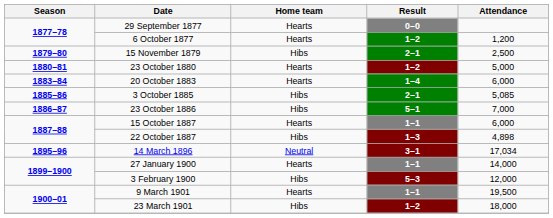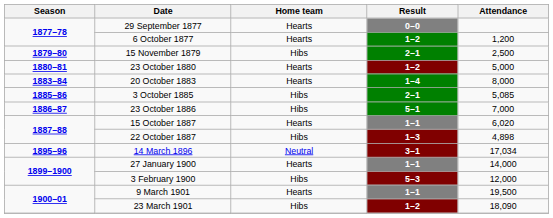(503, 81) 6,000 -> (503, 81) 8,000
(503, 123) 6,000 -> (503, 123) 6,020
(503, 206) 18,000 -> (503, 206) 18,090
